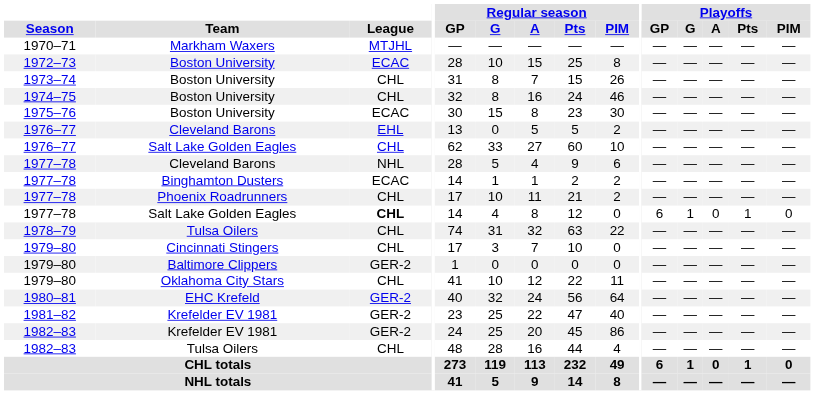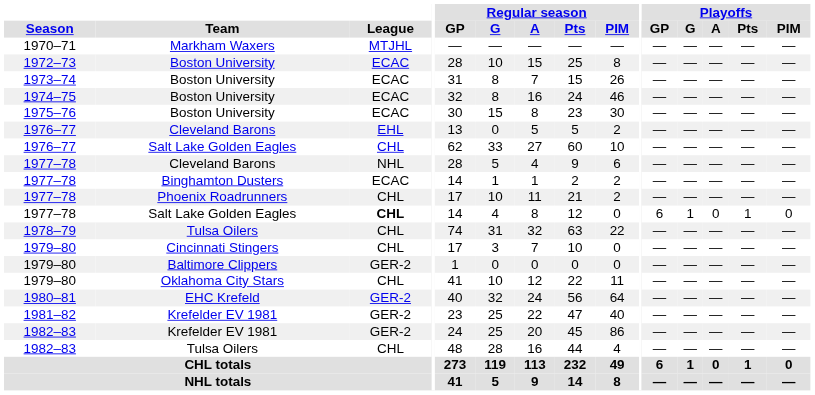(390, 79) CHL -> (390, 79) ECAC
(390, 96) CHL -> (390, 96) ECAC
